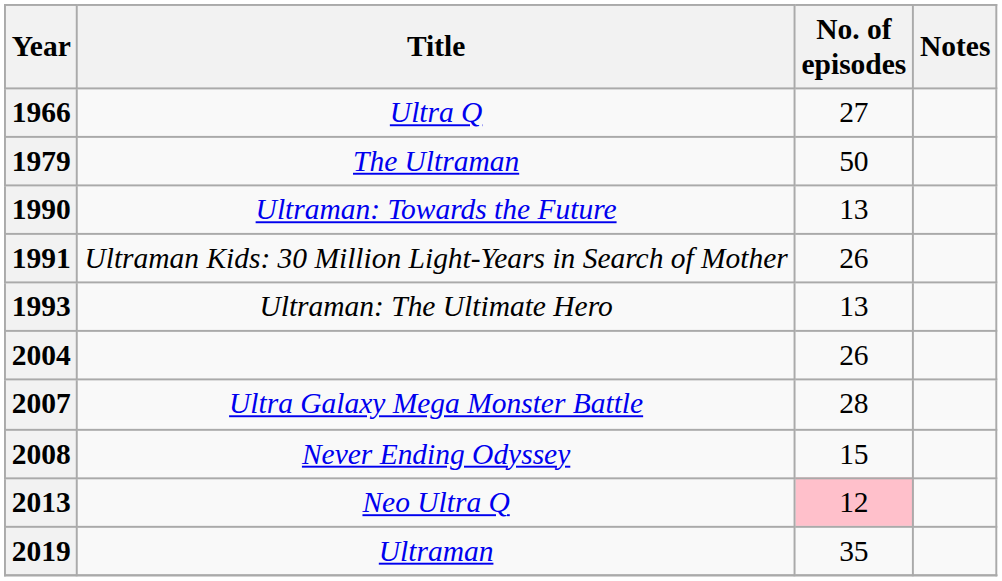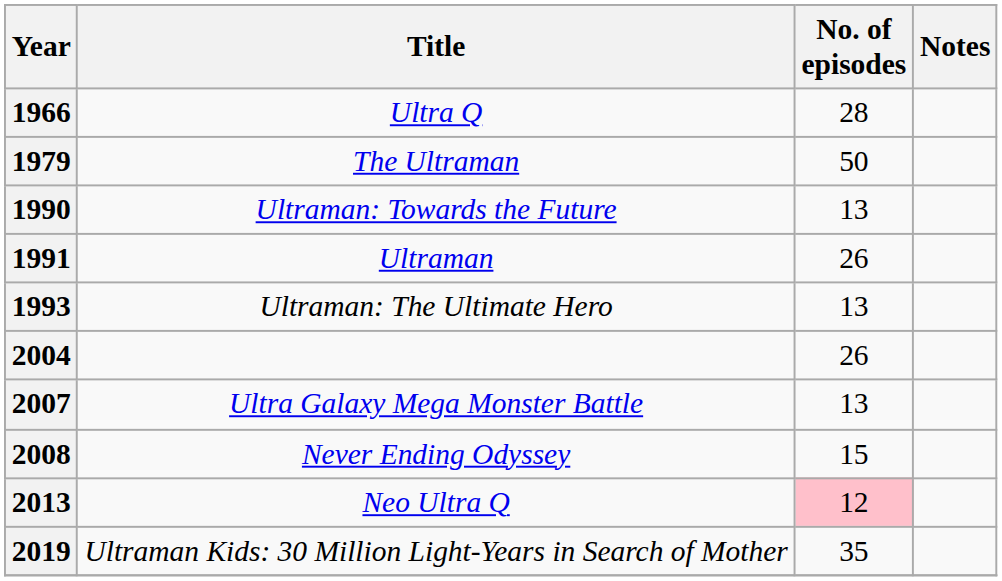(854, 112) 27 -> (854, 112) 28
(436, 258) Ultraman Kids: 30 Million Light-Years in Search of Mother -> (436, 258) Ultraman
(854, 404) 28 -> (854, 404) 13
(436, 550) Ultraman -> (436, 550) Ultraman Kids: 30 Million Light-Years in Search of Mother
